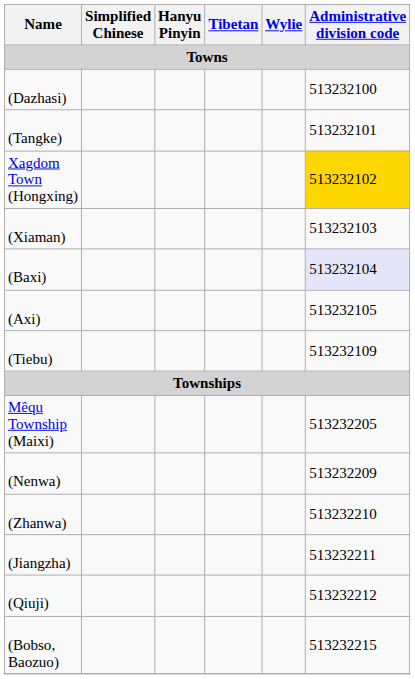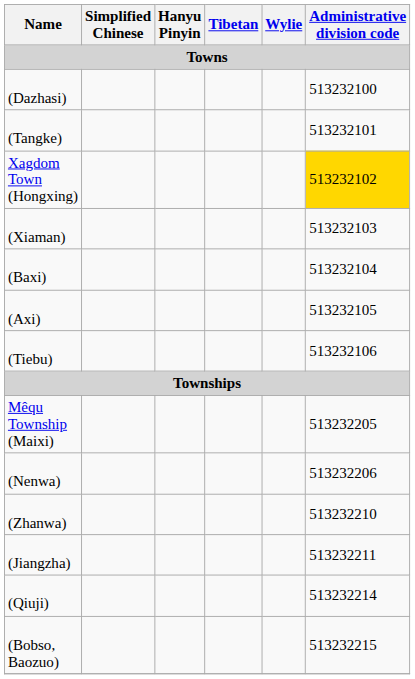(343, 269) lavender background -> (343, 269) no background
(343, 351) 513232109 -> (343, 351) 513232106
(343, 473) 513232209 -> (343, 473) 513232206
(343, 595) 513232212 -> (343, 595) 513232214
